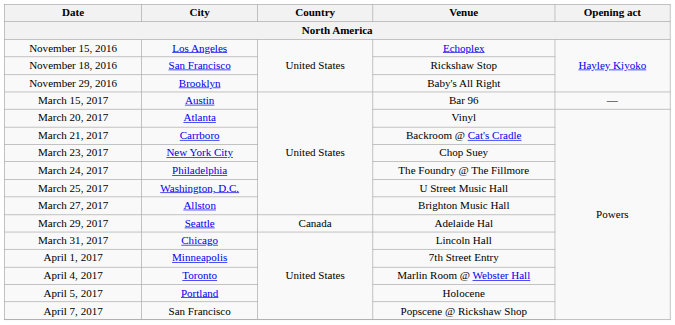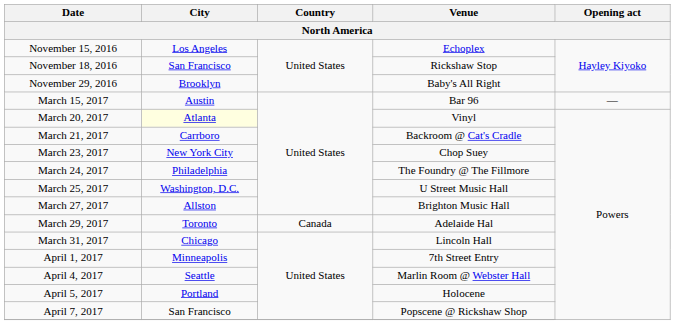(200, 118) no background -> (200, 118) lightyellow background
(200, 223) Seattle -> (200, 223) Toronto
(200, 275) Toronto -> (200, 275) Seattle
